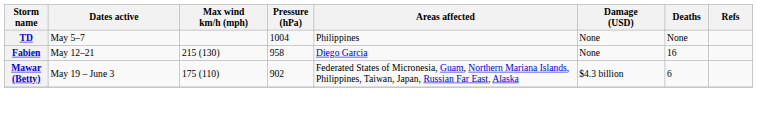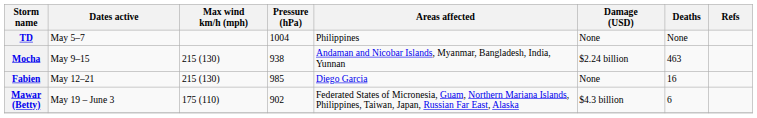+ row: (26, 58)
(277, 53) 958 -> (277, 79) 985
